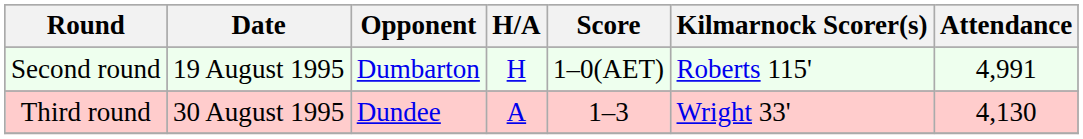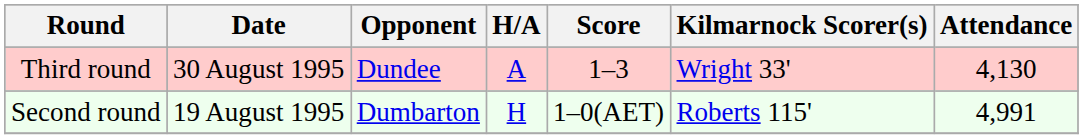rows swapped: (86, 68) <-> (86, 111)
